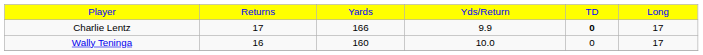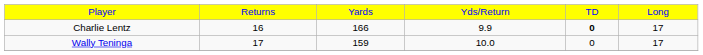(258, 27) 17 -> (258, 27) 16
(258, 43) 16 -> (258, 43) 17
(361, 43) 160 -> (361, 43) 159
